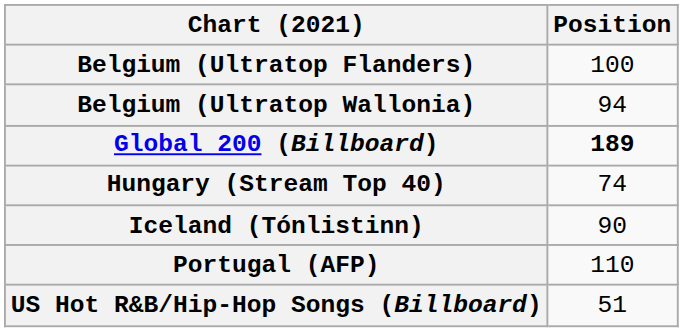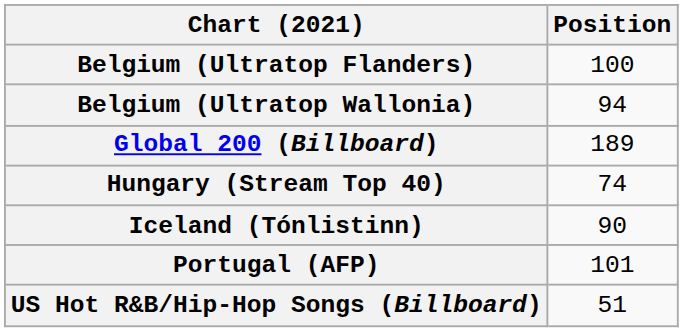(612, 145) bold -> (612, 145) normal
(612, 265) 110 -> (612, 265) 101
